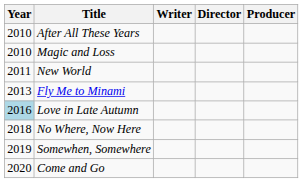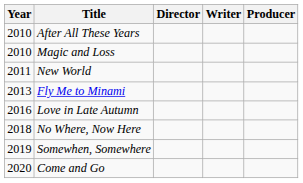columns swapped: (174, 14) <-> (219, 14)
(19, 110) lightblue background -> (19, 110) no background
